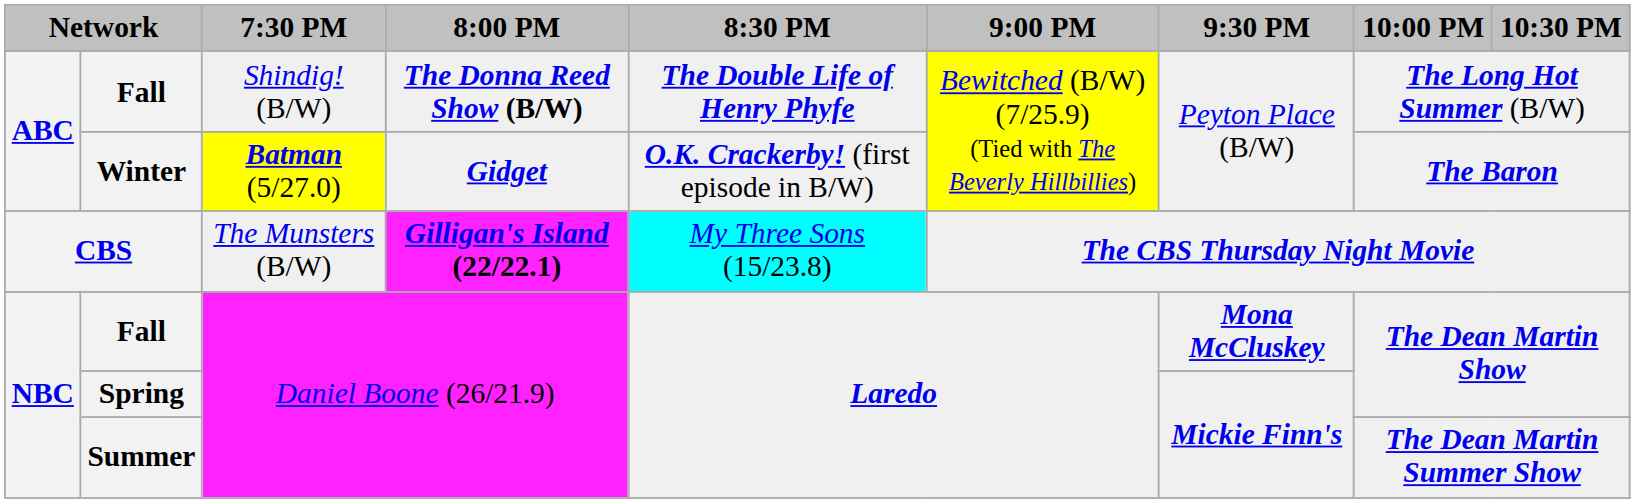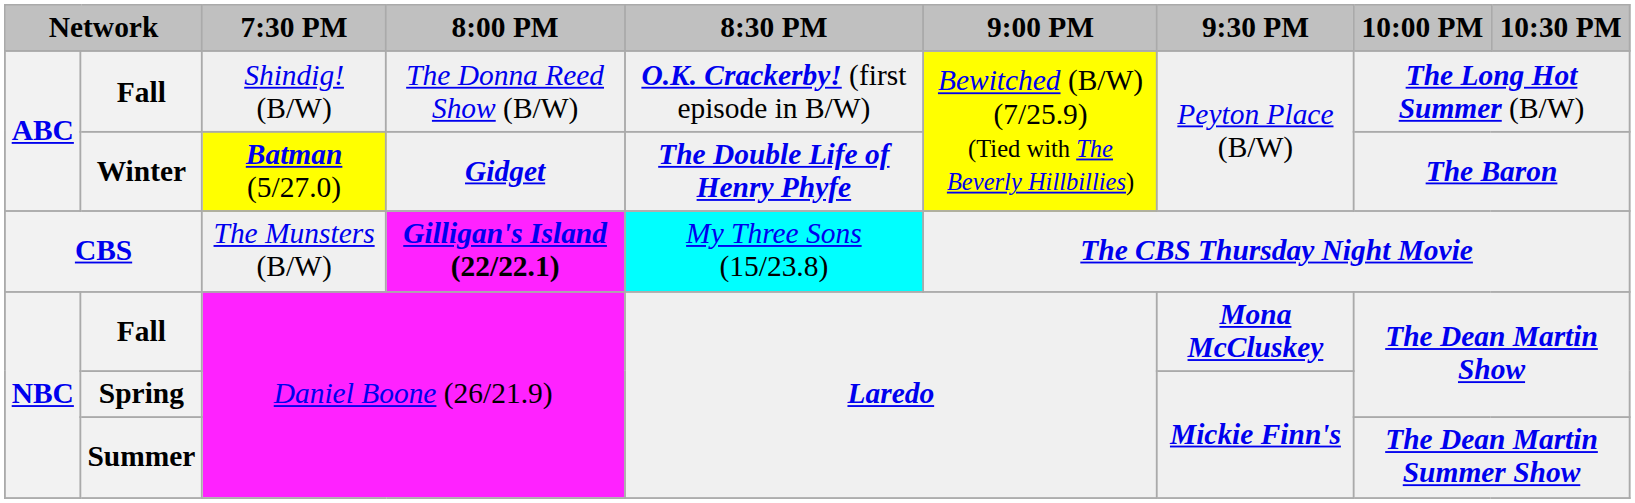(507, 91) bold -> (505, 91) normal
(777, 91) The Double Life of Henry Phyfe -> (774, 91) O.K. Crackerby! (first episode in B/W)
(777, 170) O.K. Crackerby! (first episode in B/W) -> (774, 170) The Double Life of Henry Phyfe
